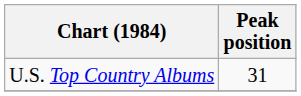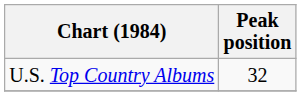(257, 74) 31 -> (257, 74) 32
